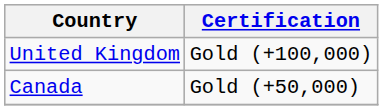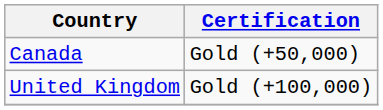rows swapped: (95, 54) <-> (46, 87)
